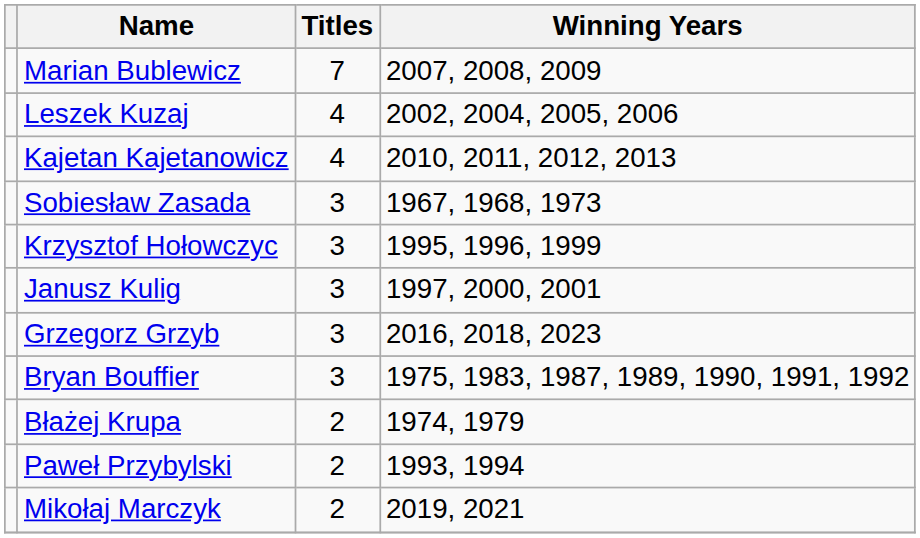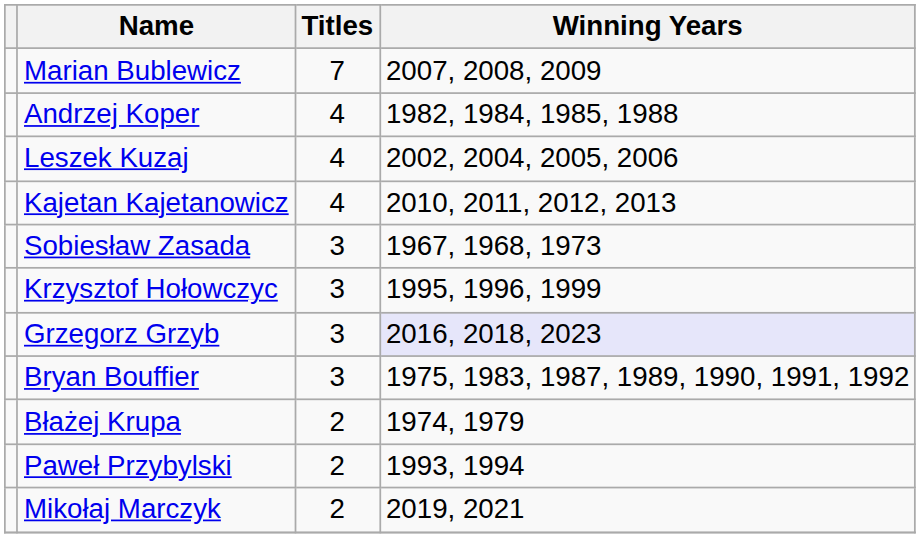+ row: (112, 114)
- row: (102, 289)
(494, 333) no background -> (494, 333) lavender background
